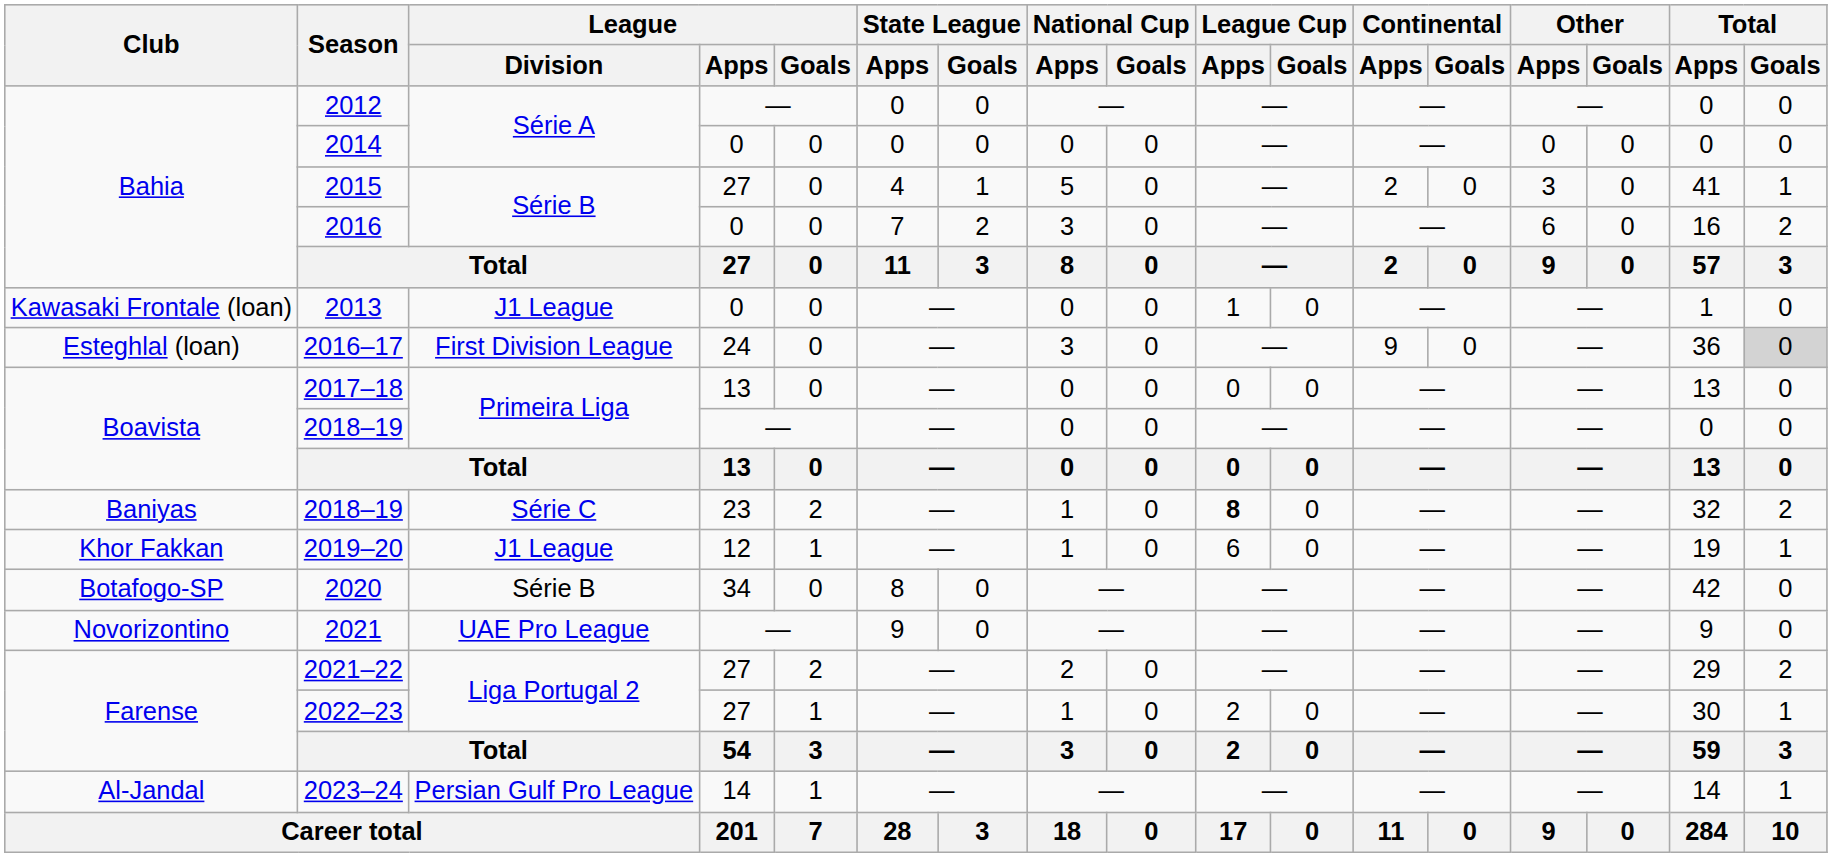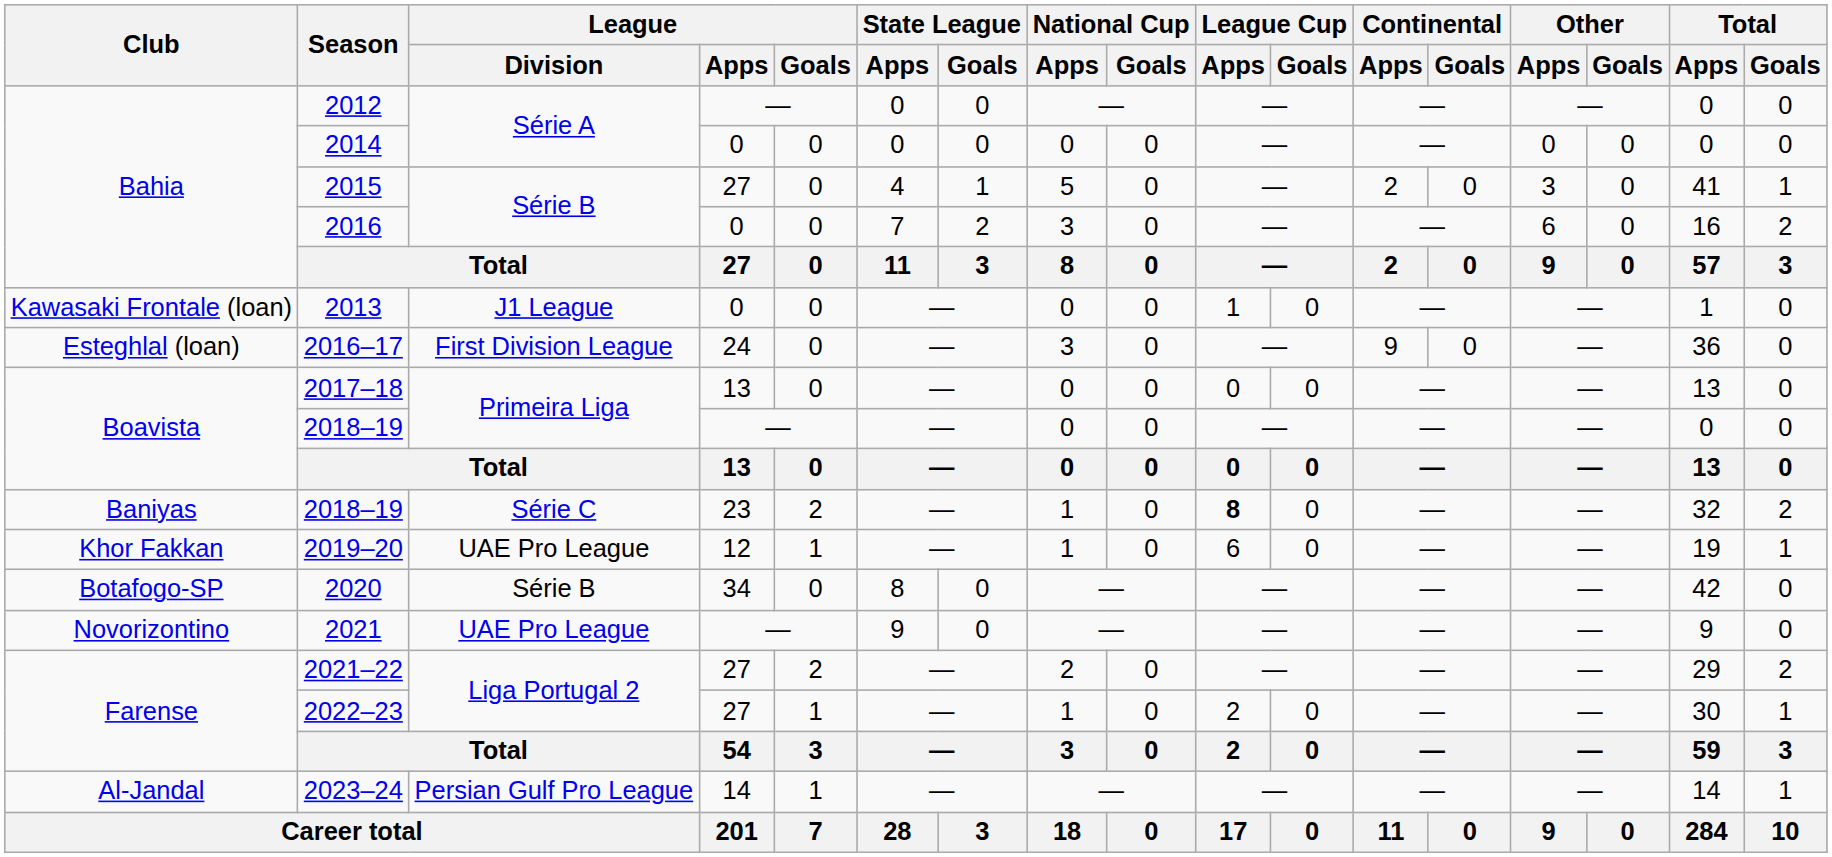(1785, 347) lightgrey background -> (1785, 347) no background
(554, 549) J1 League -> (554, 549) UAE Pro League
